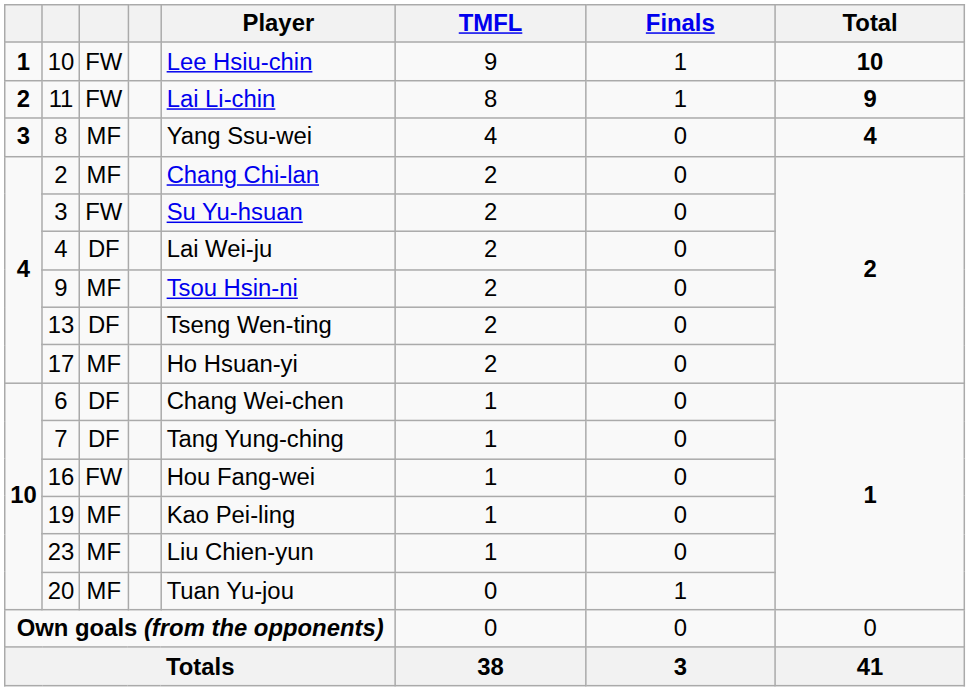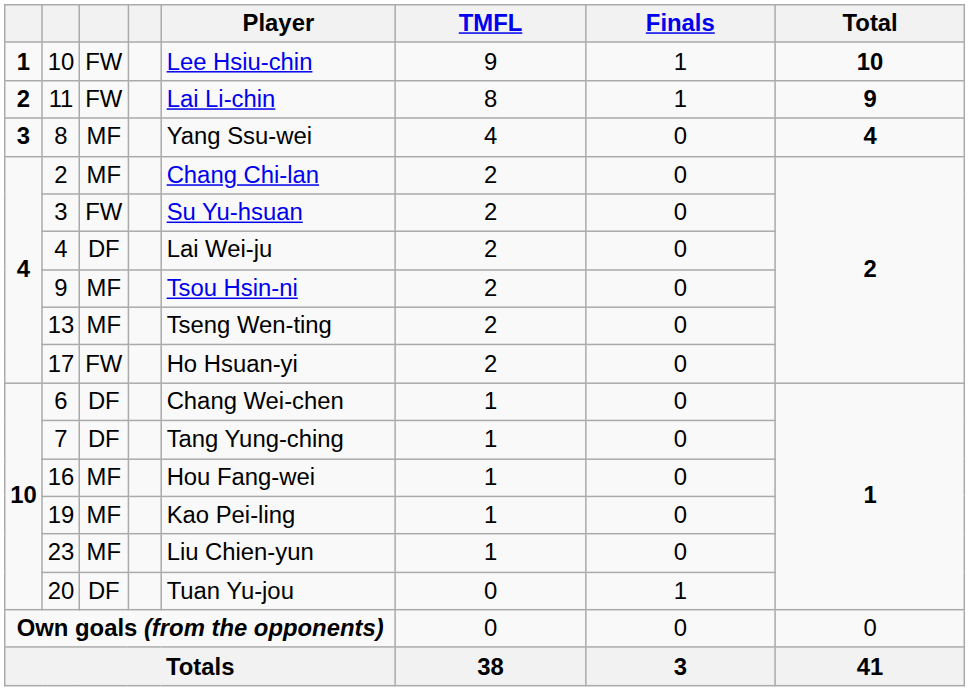(104, 325) DF -> (104, 325) MF
(104, 363) MF -> (104, 363) FW
(104, 477) FW -> (104, 477) MF
(104, 590) MF -> (104, 590) DF
